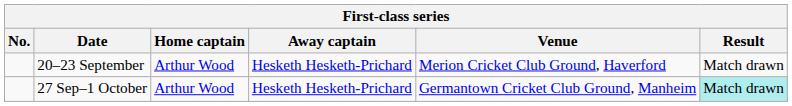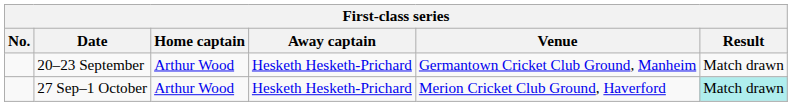(542, 64) Merion Cricket Club Ground, Haverford -> (558, 64) Germantown Cricket Club Ground, Manheim
(558, 88) Germantown Cricket Club Ground, Manheim -> (542, 88) Merion Cricket Club Ground, Haverford
